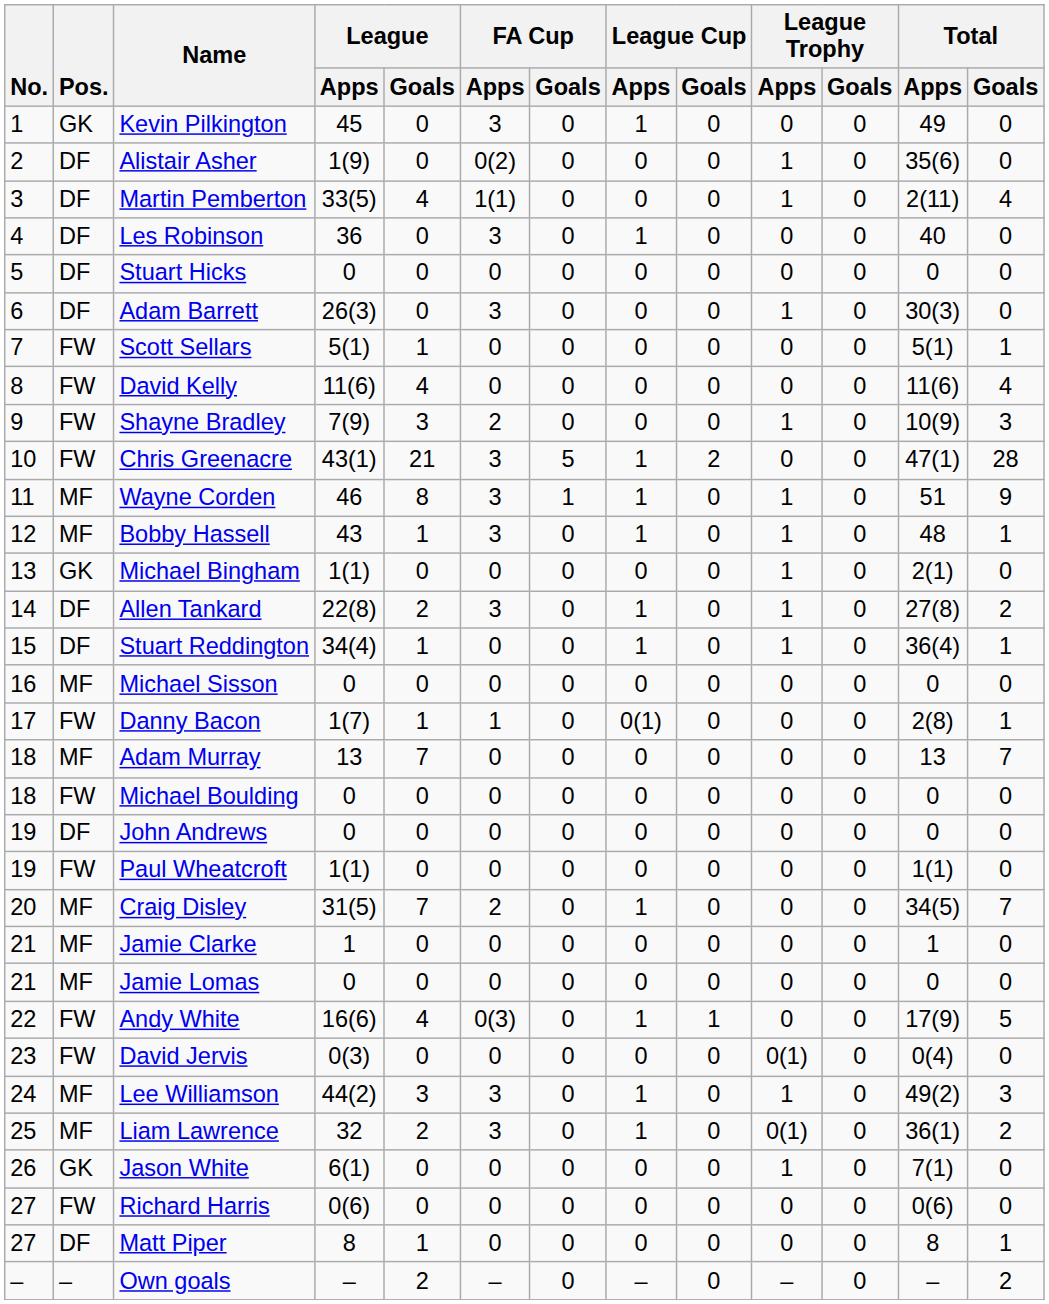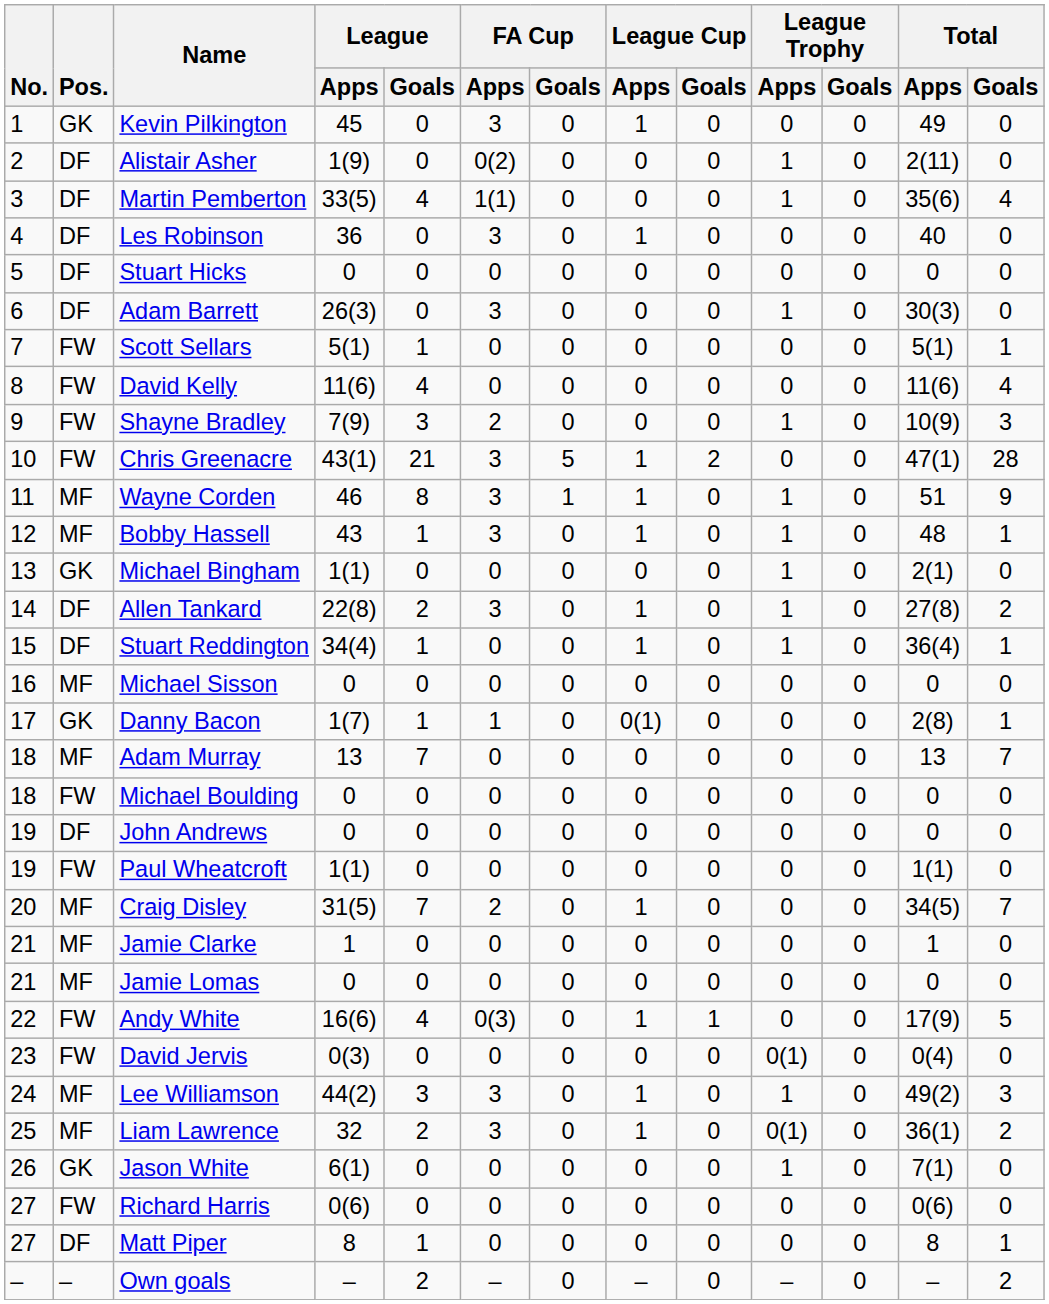(933, 161) 35(6) -> (933, 161) 2(11)
(933, 198) 2(11) -> (933, 198) 35(6)
(77, 721) FW -> (76, 721) GK
